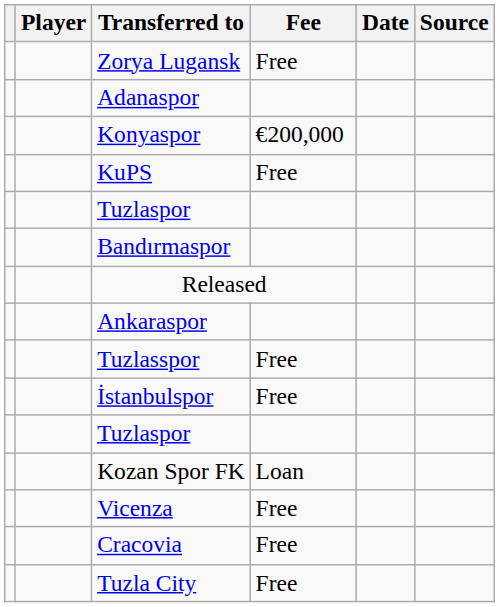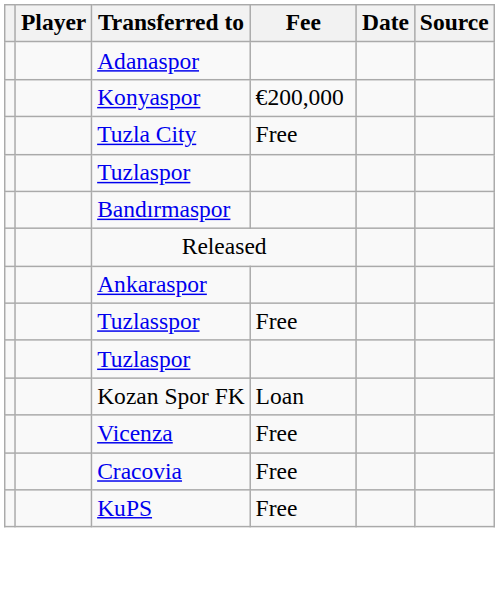- row: (169, 60)
rows swapped: (147, 582) <-> (125, 172)
- row: (155, 396)
